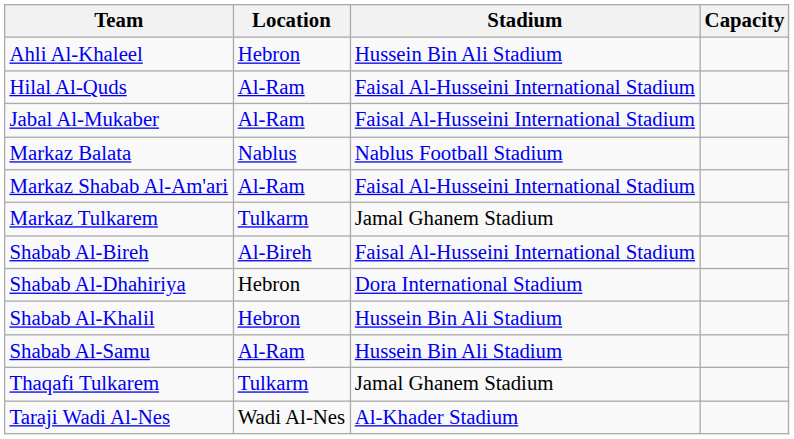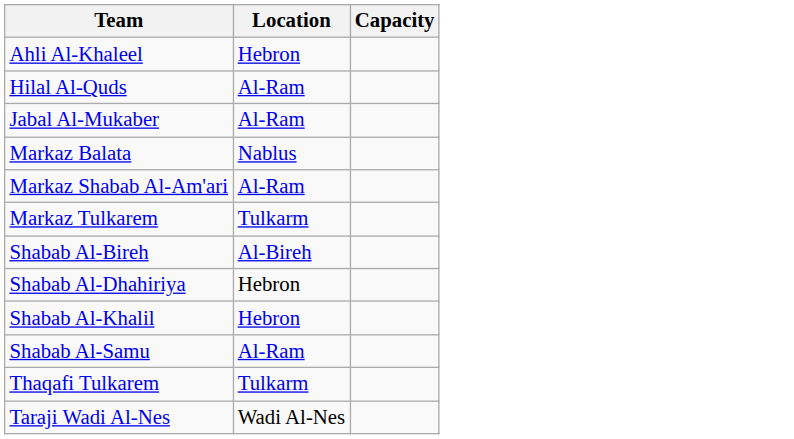- column: (525, 20)
